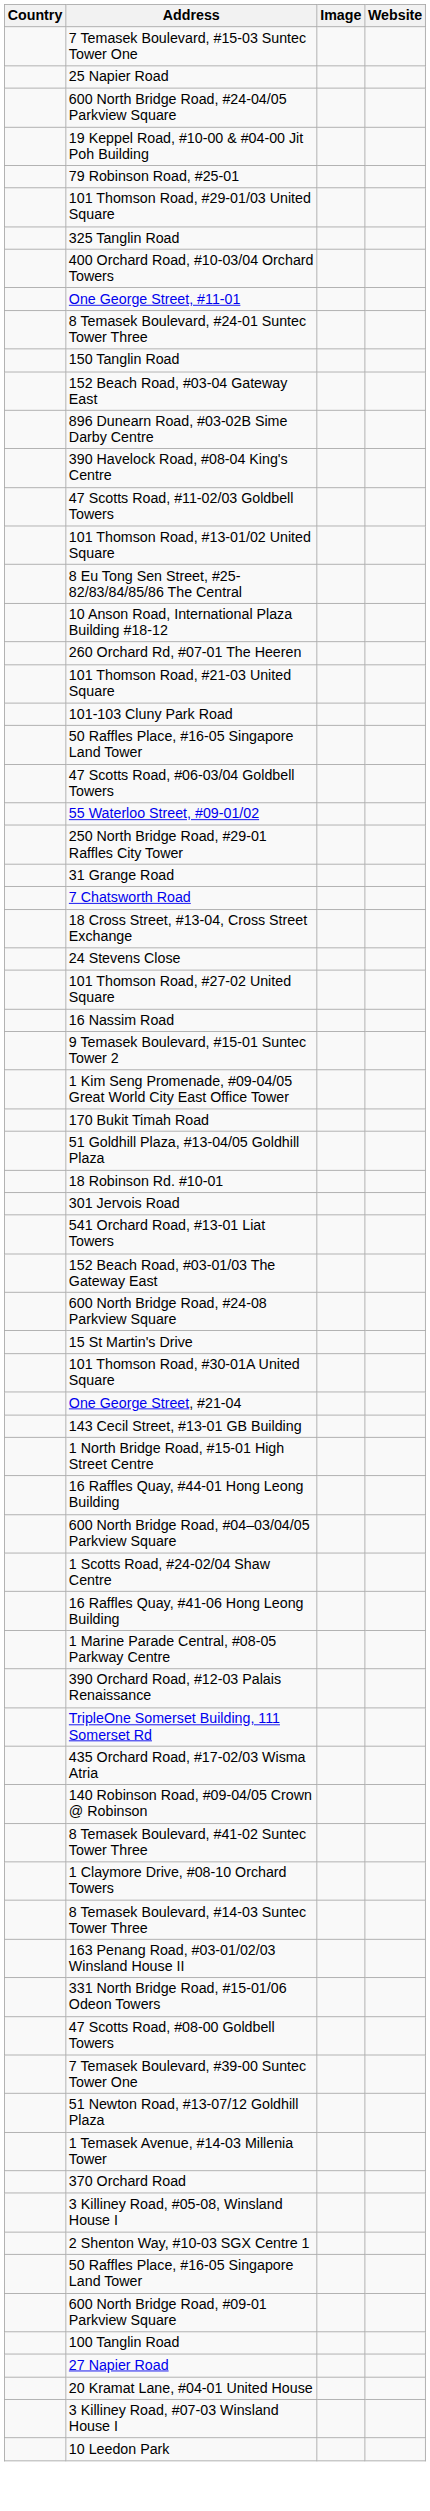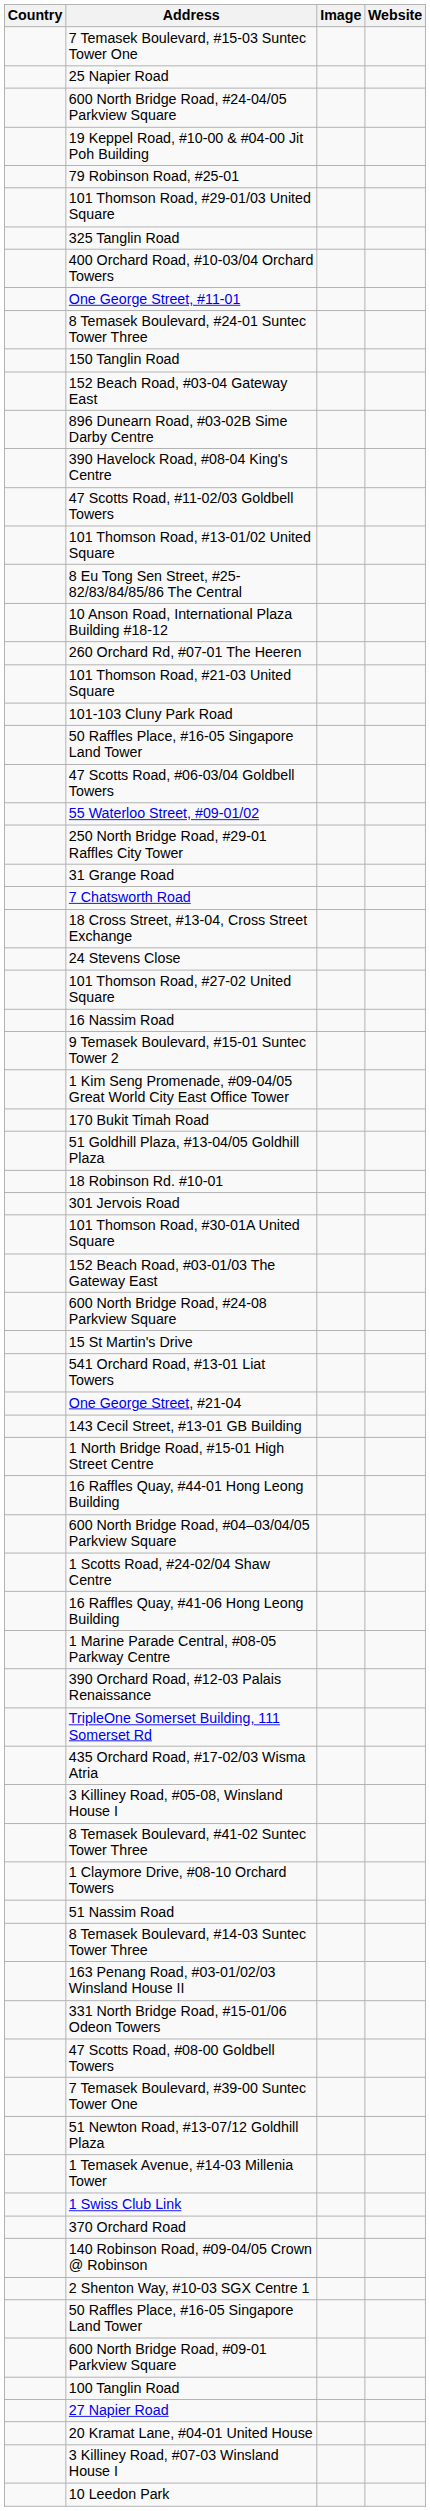rows swapped: (35, 1373) <-> (35, 1234)
rows swapped: (35, 2213) <-> (35, 1804)
+ row: (35, 1912)
+ row: (35, 2205)
